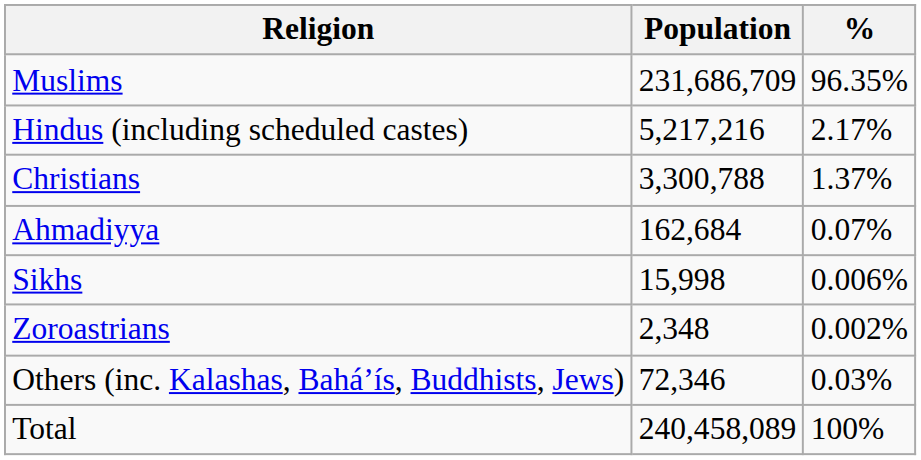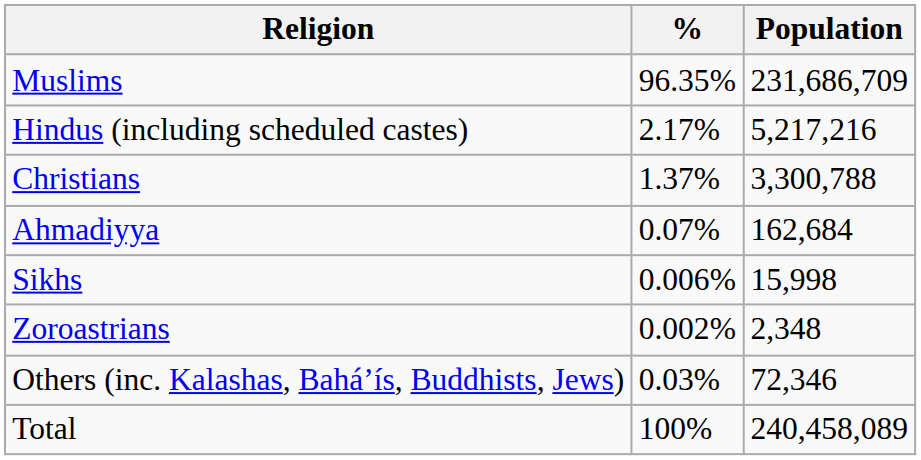columns swapped: (718, 29) <-> (859, 29)
